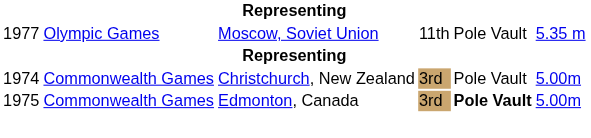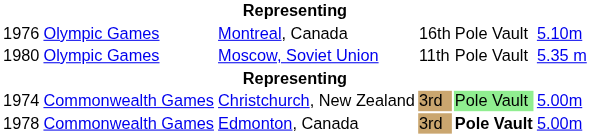+ row: (283, 33)
(21, 33) 1977 -> (21, 56) 1980
(490, 78) no background -> (491, 100) lightgreen background
(21, 100) 1975 -> (21, 123) 1978
